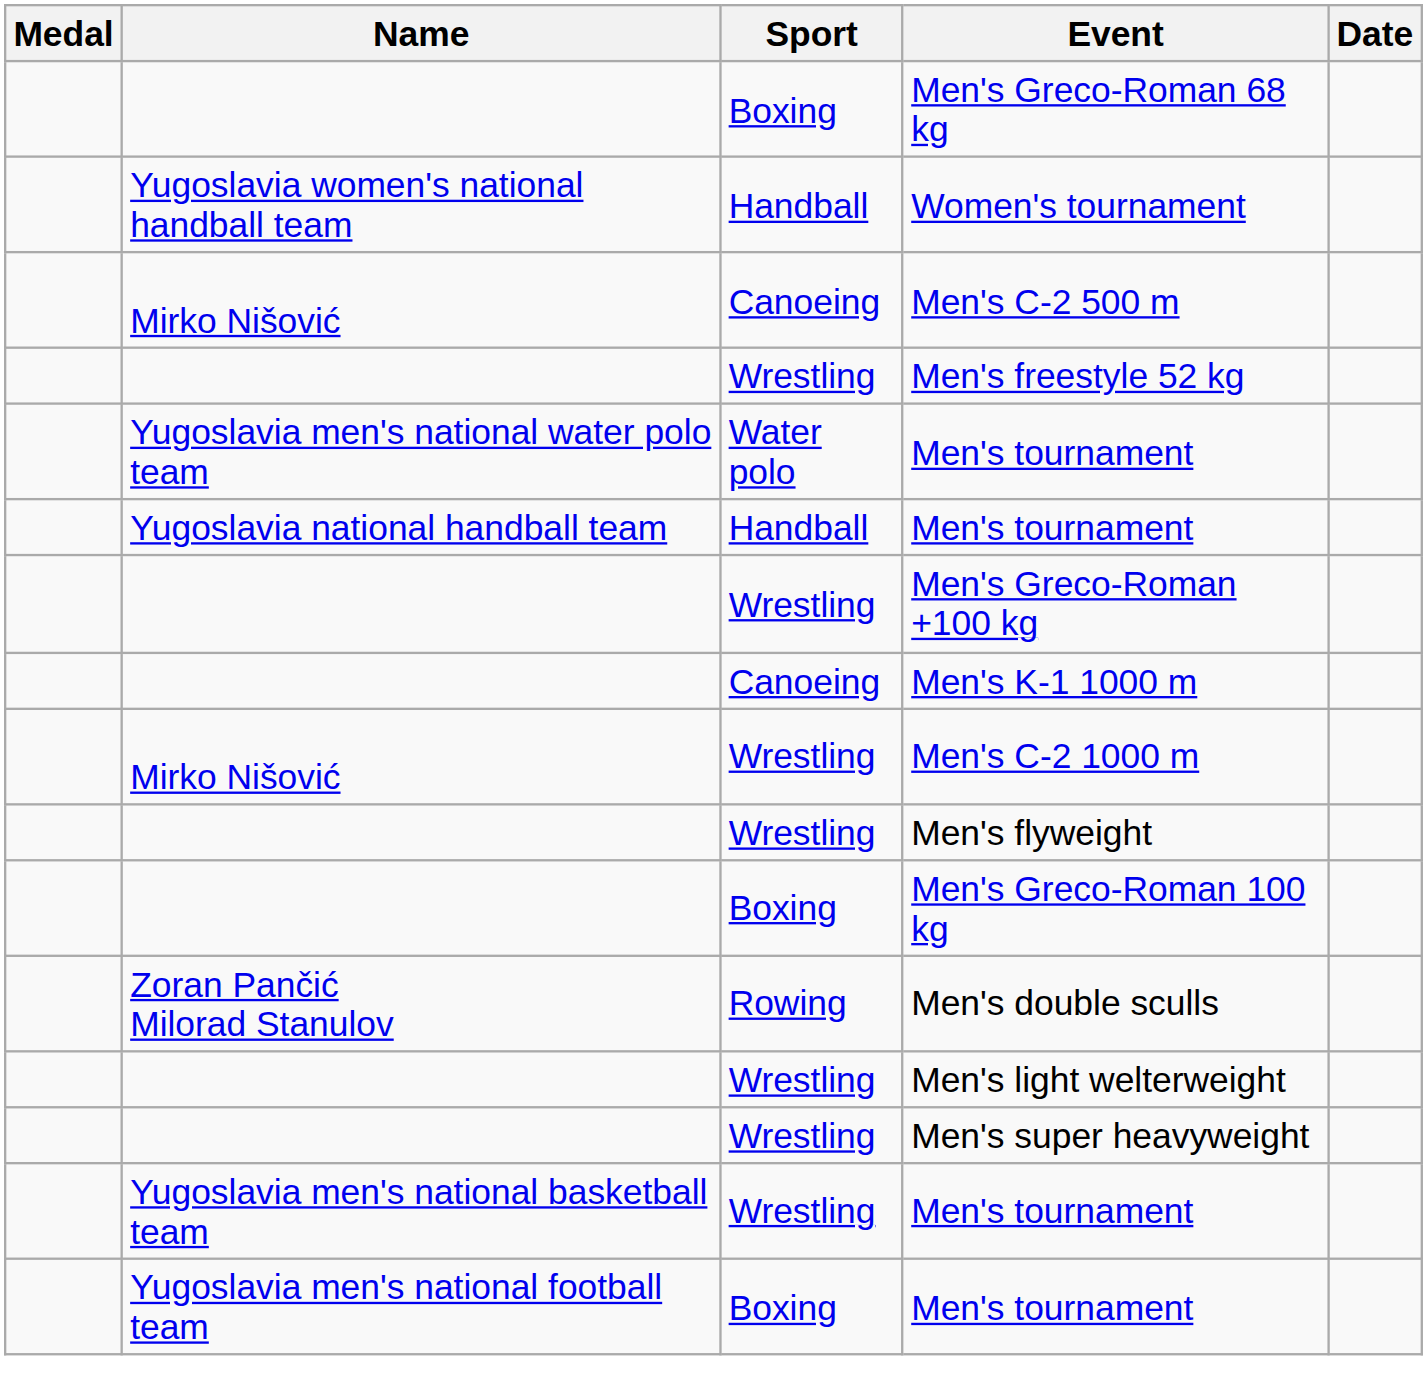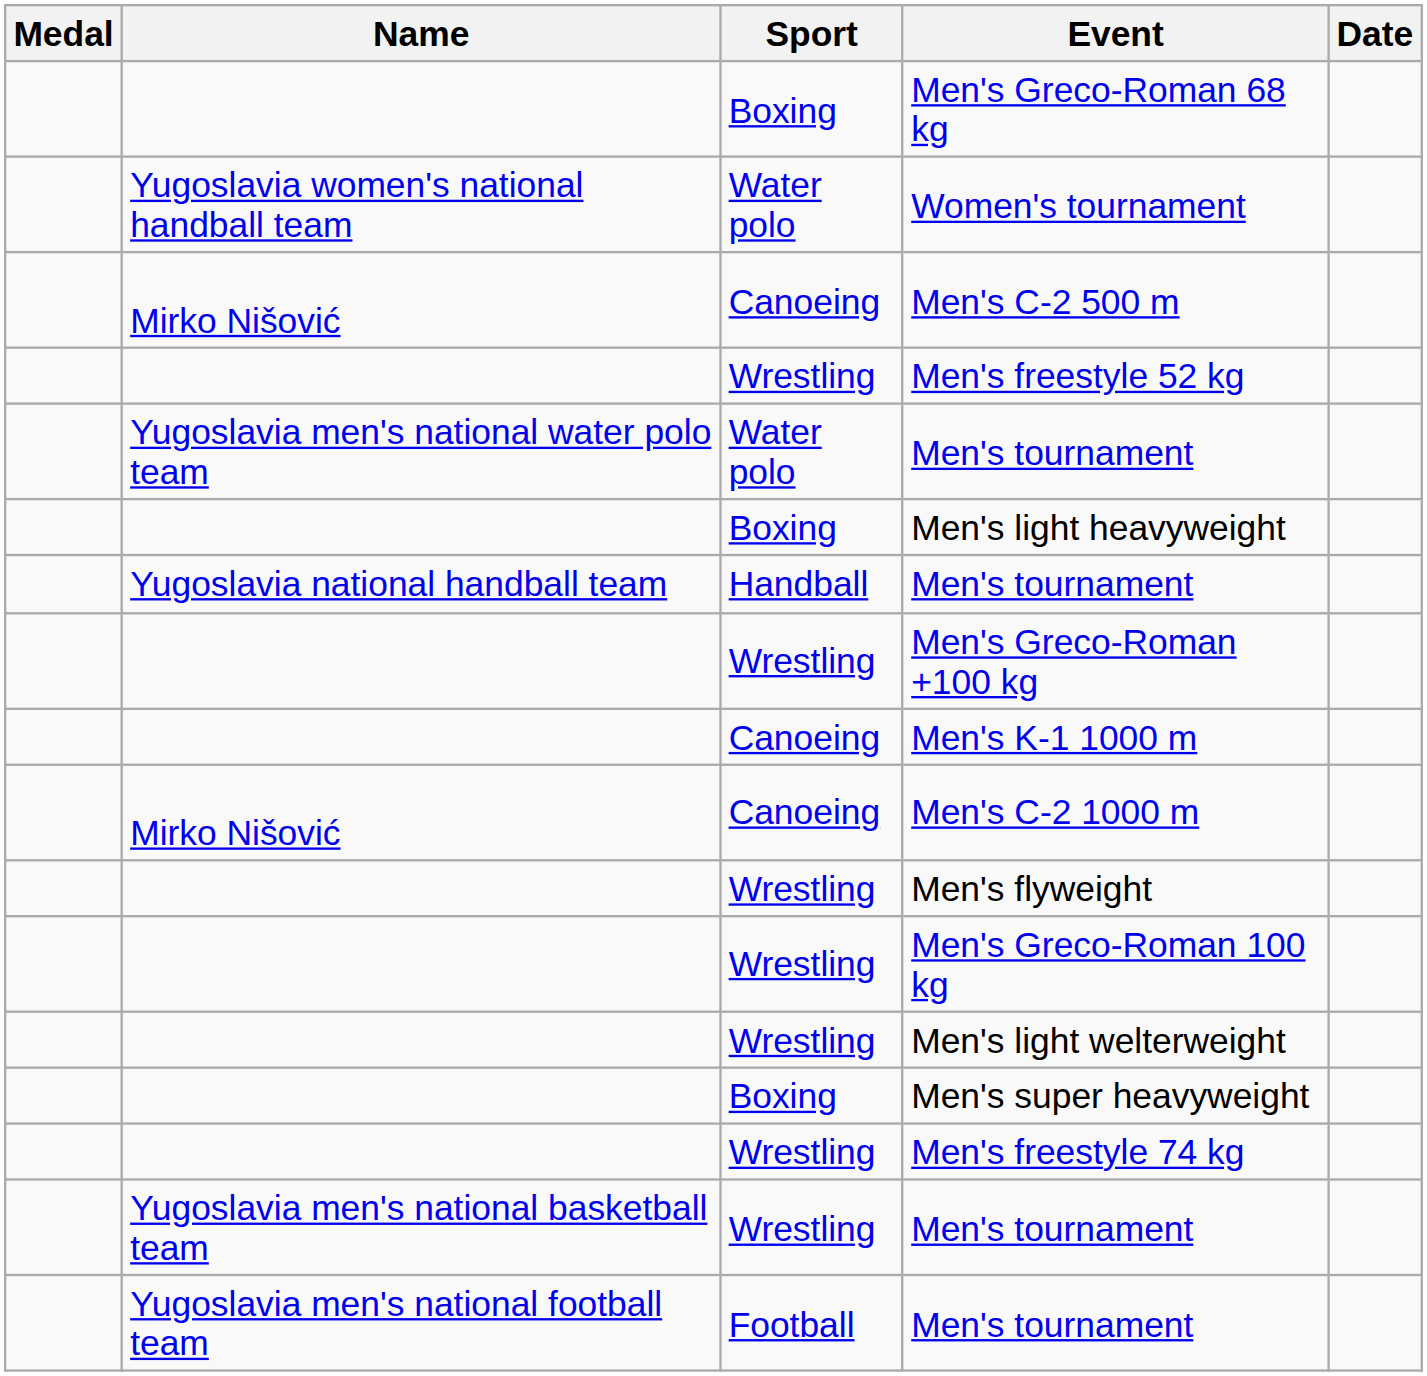(798, 205) Handball -> (775, 205) Water polo
+ row: (421, 528)
(802, 756) Wrestling -> (804, 812) Canoeing
(783, 908) Boxing -> (802, 964) Wrestling
- row: (262, 1003)
(802, 1135) Wrestling -> (783, 1096) Boxing
+ row: (421, 1152)
(783, 1307) Boxing -> (792, 1323) Football
